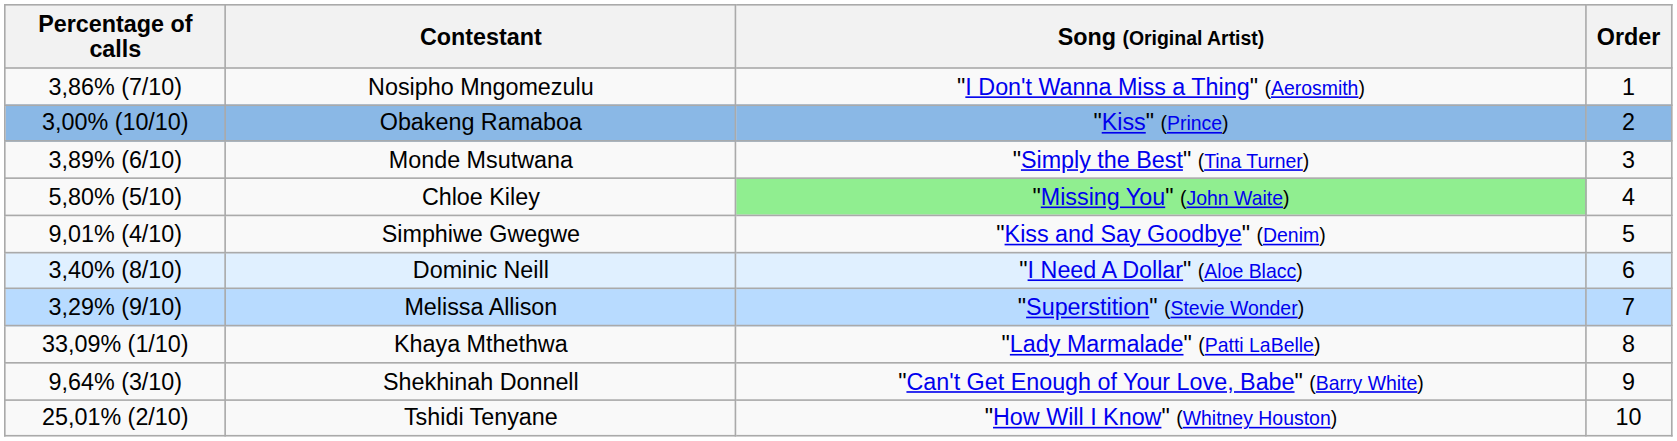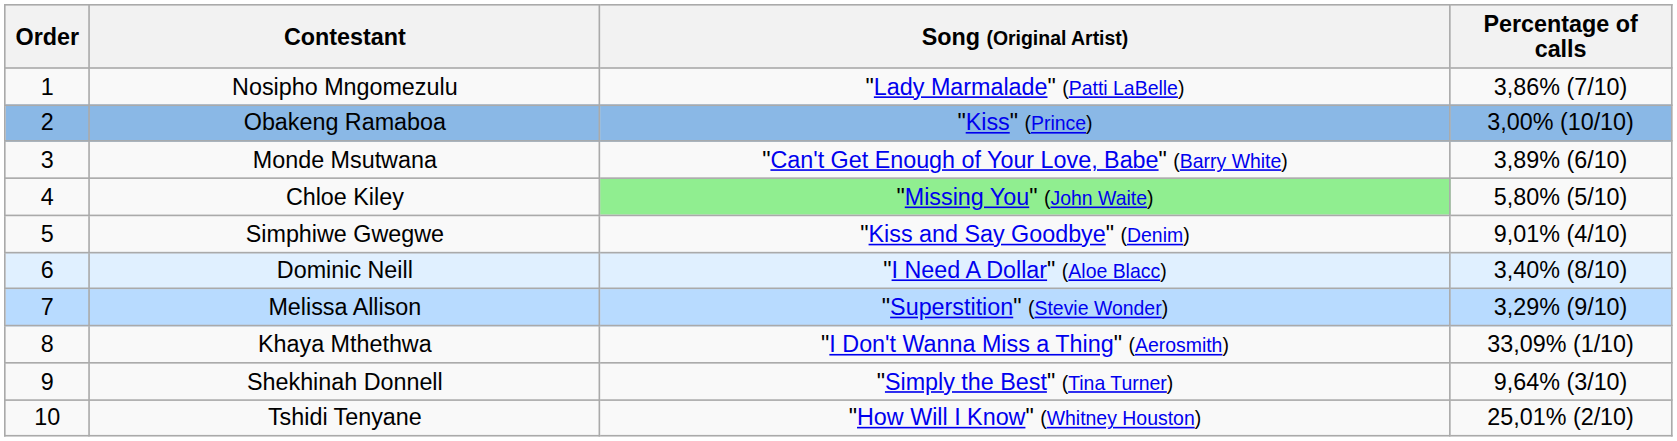columns swapped: (1629, 37) <-> (115, 37)
(1161, 86) "I Don't Wanna Miss a Thing" (Aerosmith) -> (1025, 86) "Lady Marmalade" (Patti LaBelle)
(1161, 160) "Simply the Best" (Tina Turner) -> (1025, 160) "Can't Get Enough of Your Love, Babe" (Barry White)
(1161, 344) "Lady Marmalade" (Patti LaBelle) -> (1025, 344) "I Don't Wanna Miss a Thing" (Aerosmith)
(1161, 381) "Can't Get Enough of Your Love, Babe" (Barry White) -> (1025, 381) "Simply the Best" (Tina Turner)
